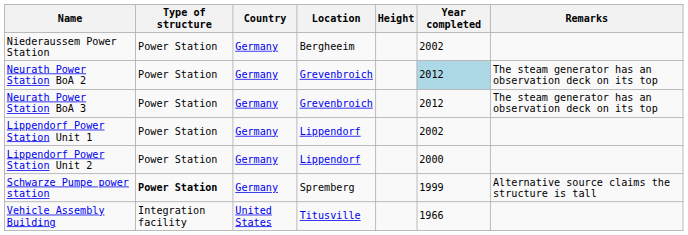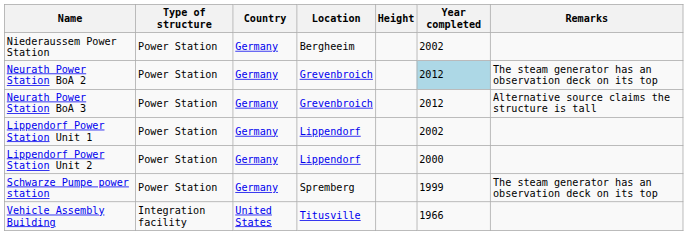(575, 103) The steam generator has an observation deck on its top -> (581, 103) Alternative source claims the structure is tall
(178, 188) bold -> (178, 188) normal
(581, 188) Alternative source claims the structure is tall -> (575, 188) The steam generator has an observation deck on its top
